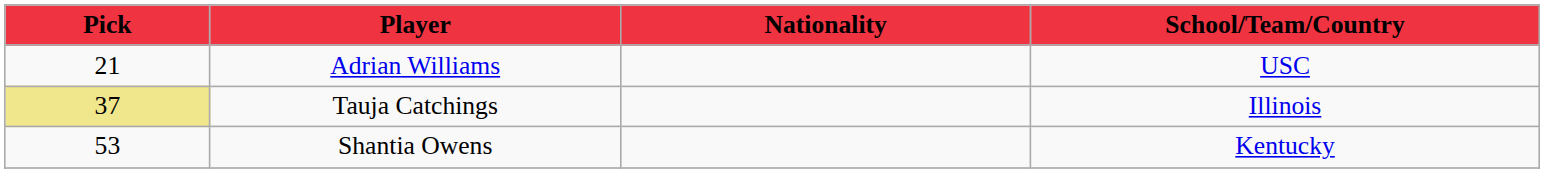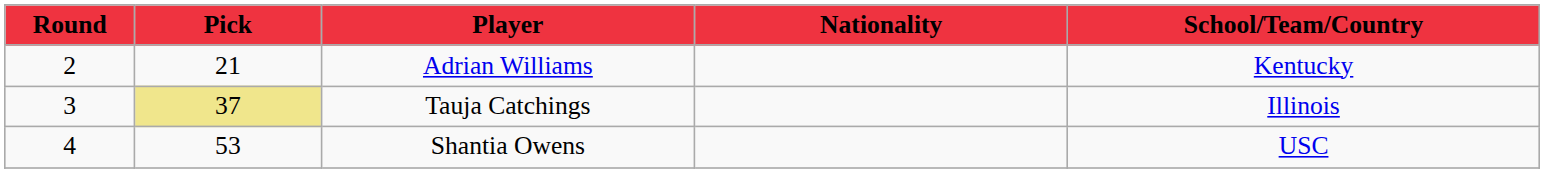+ column: (70, 24)
(1285, 65) USC -> (1304, 65) Kentucky
(1285, 146) Kentucky -> (1304, 146) USC
